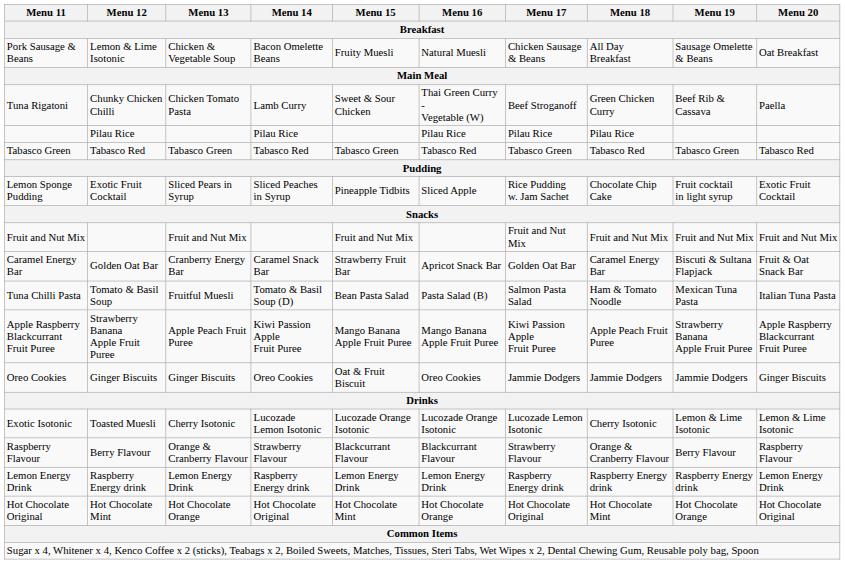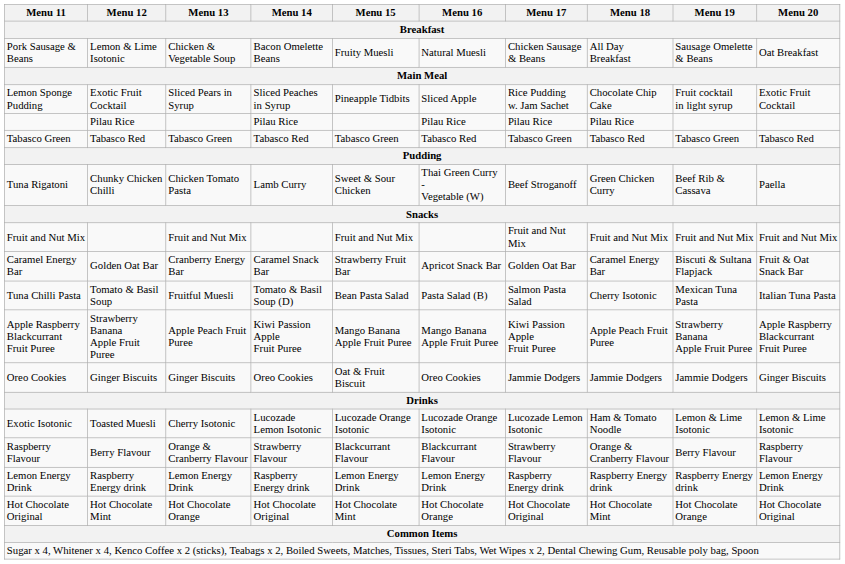rows swapped: (37, 105) <-> (39, 191)
(623, 295) Ham & Tomato Noodle -> (623, 295) Cherry Isotonic
(623, 423) Cherry Isotonic -> (623, 423) Ham & Tomato Noodle
